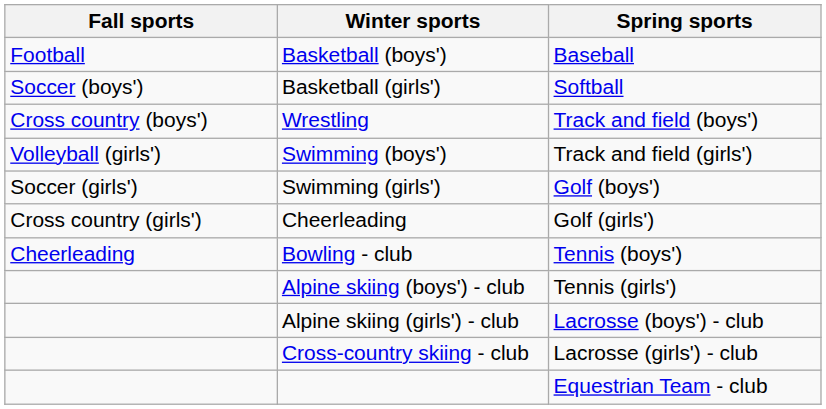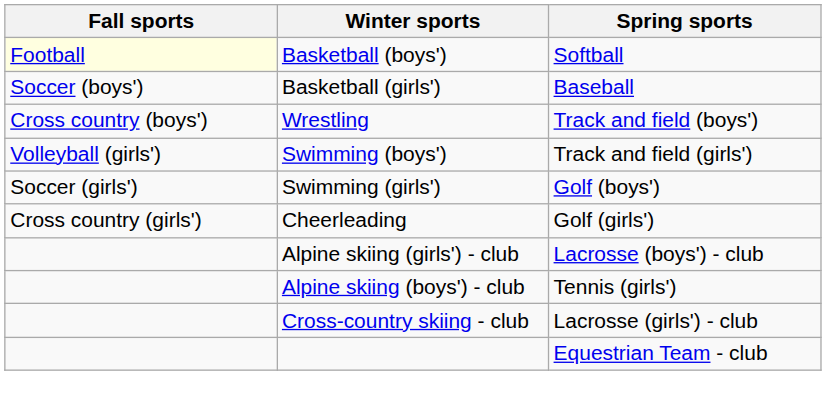(48, 54) no background -> (48, 54) lightyellow background
(594, 54) Baseball -> (589, 54) Softball
(589, 87) Softball -> (594, 87) Baseball
- row: (347, 253)
rows swapped: (403, 287) <-> (400, 320)
